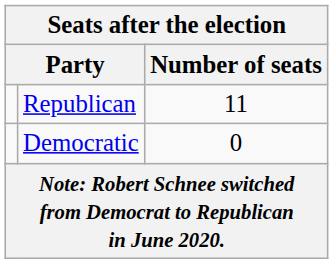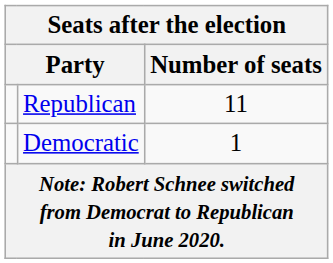(236, 142) 0 -> (236, 142) 1
